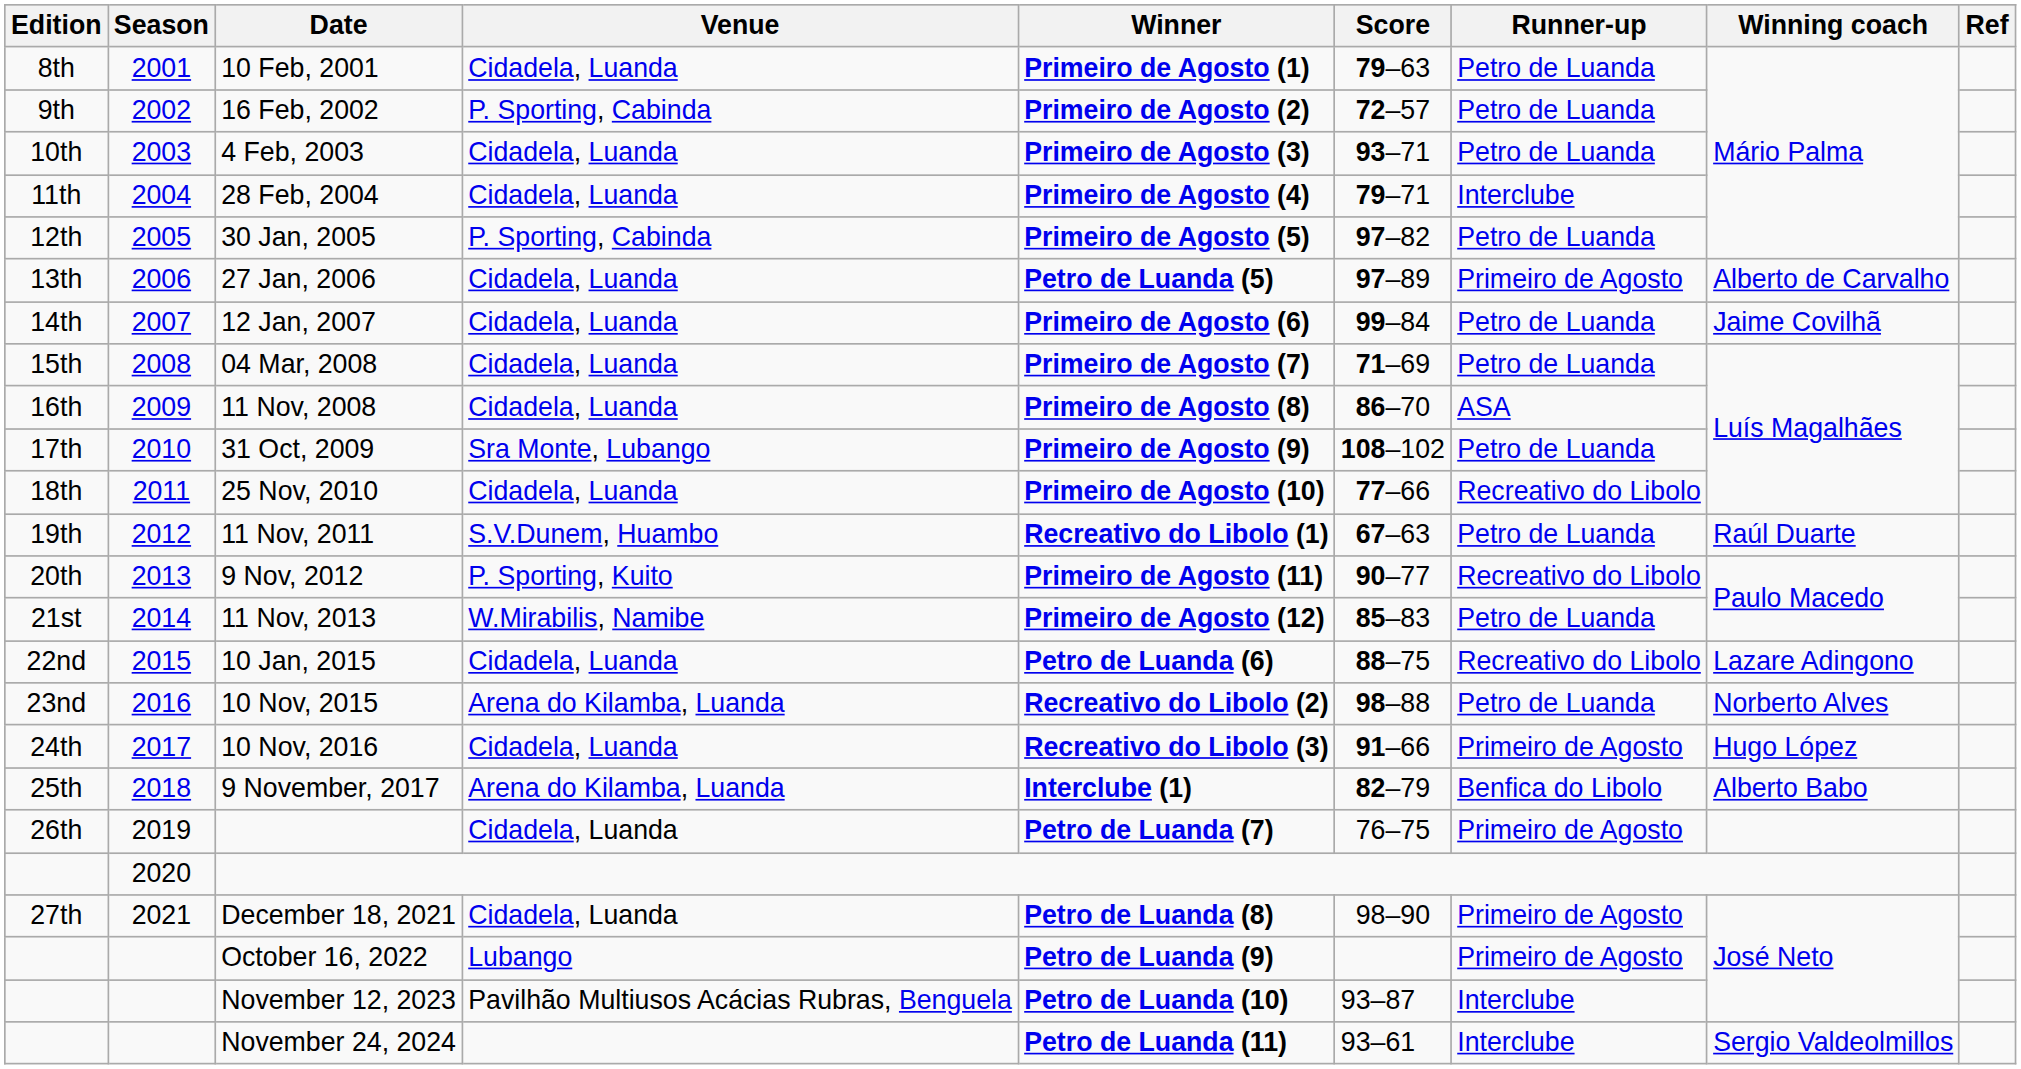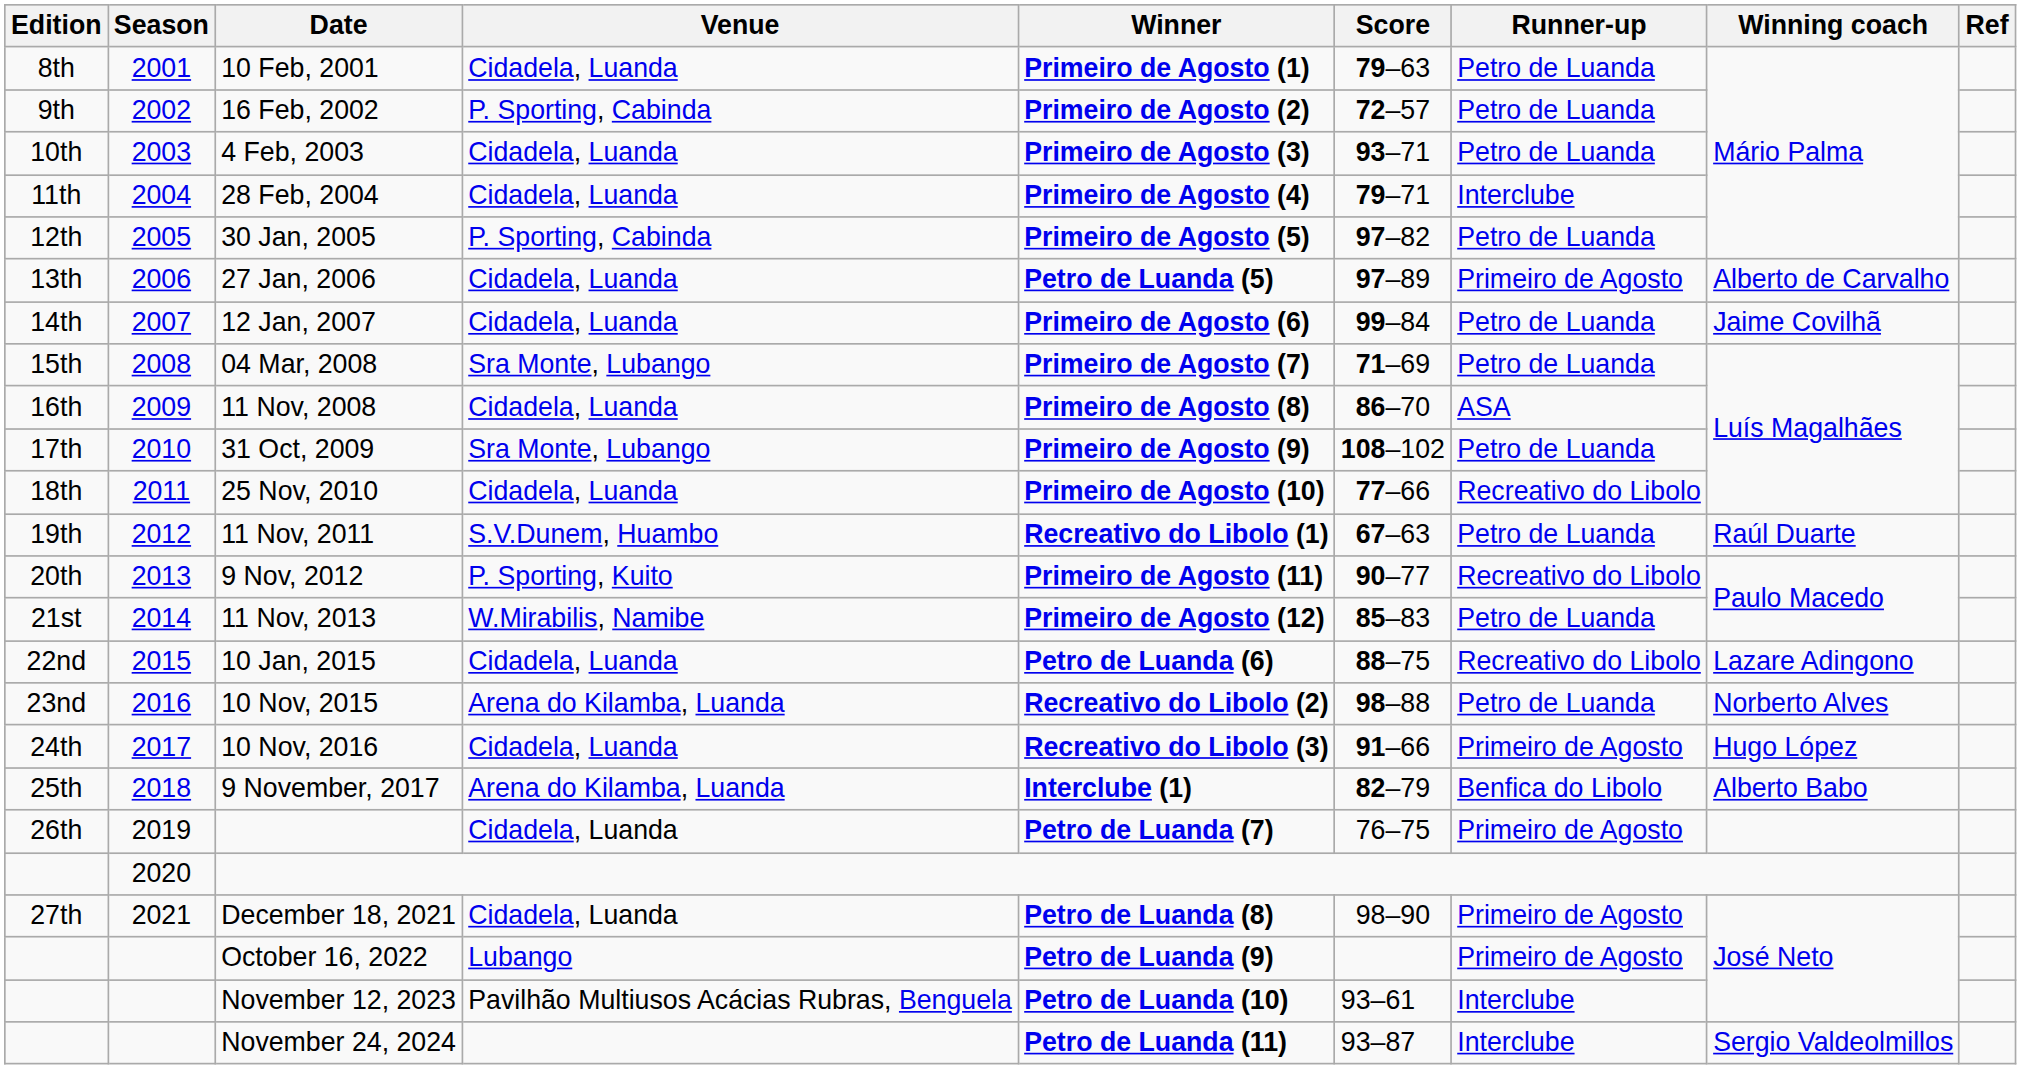(573, 364) Cidadela, Luanda -> (589, 364) Sra Monte, Lubango
(1378, 1000) 93–87 -> (1378, 1000) 93–61
(1378, 1042) 93–61 -> (1378, 1042) 93–87
